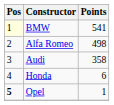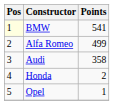(99, 43) 498 -> (99, 43) 499
(104, 75) 6 -> (104, 75) 2
(9, 91) bold -> (9, 91) normal
